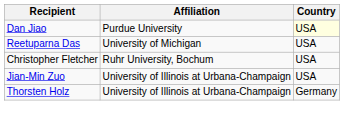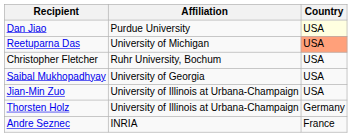(306, 44) no background -> (314, 44) lightsalmon background
+ row: (56, 76)
+ row: (38, 124)
